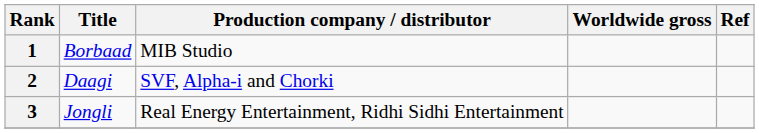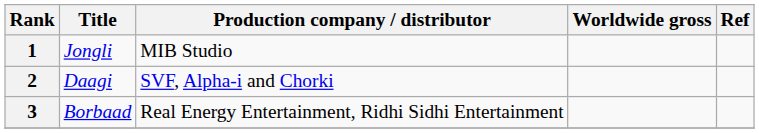(98, 50) Borbaad -> (88, 50) Jongli
(88, 111) Jongli -> (98, 111) Borbaad
